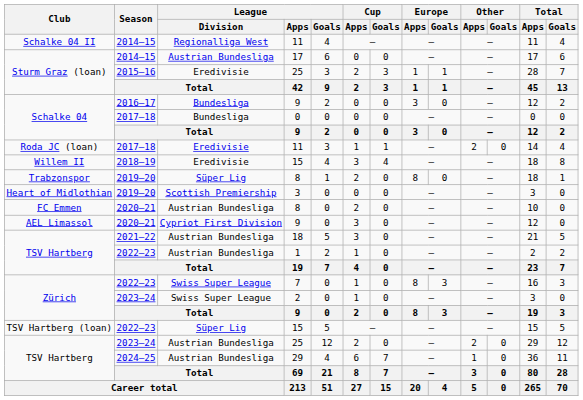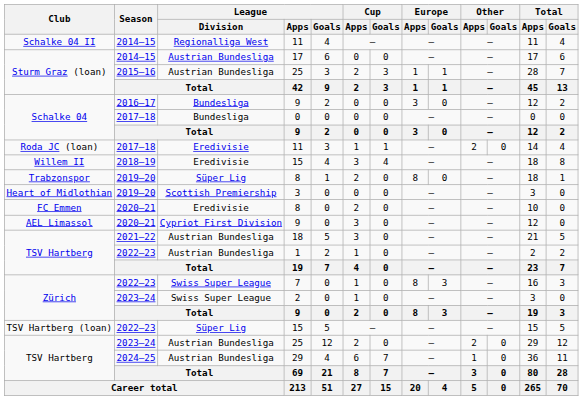(221, 72) Eredivisie -> (221, 72) Austrian Bundesliga
(221, 207) Austrian Bundesliga -> (221, 207) Eredivisie
